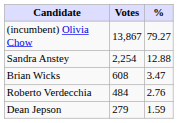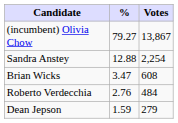columns swapped: (127, 13) <-> (159, 13)
